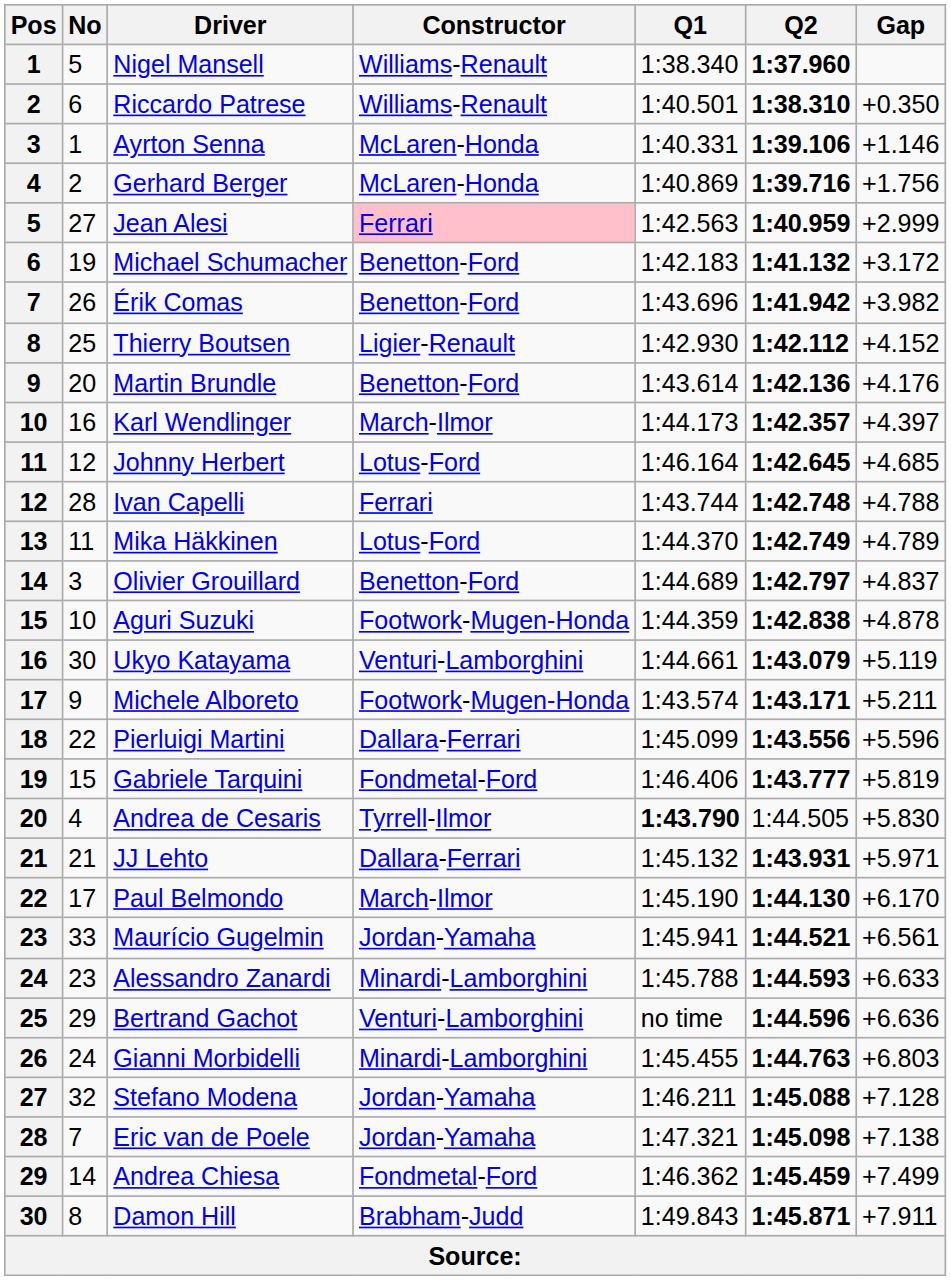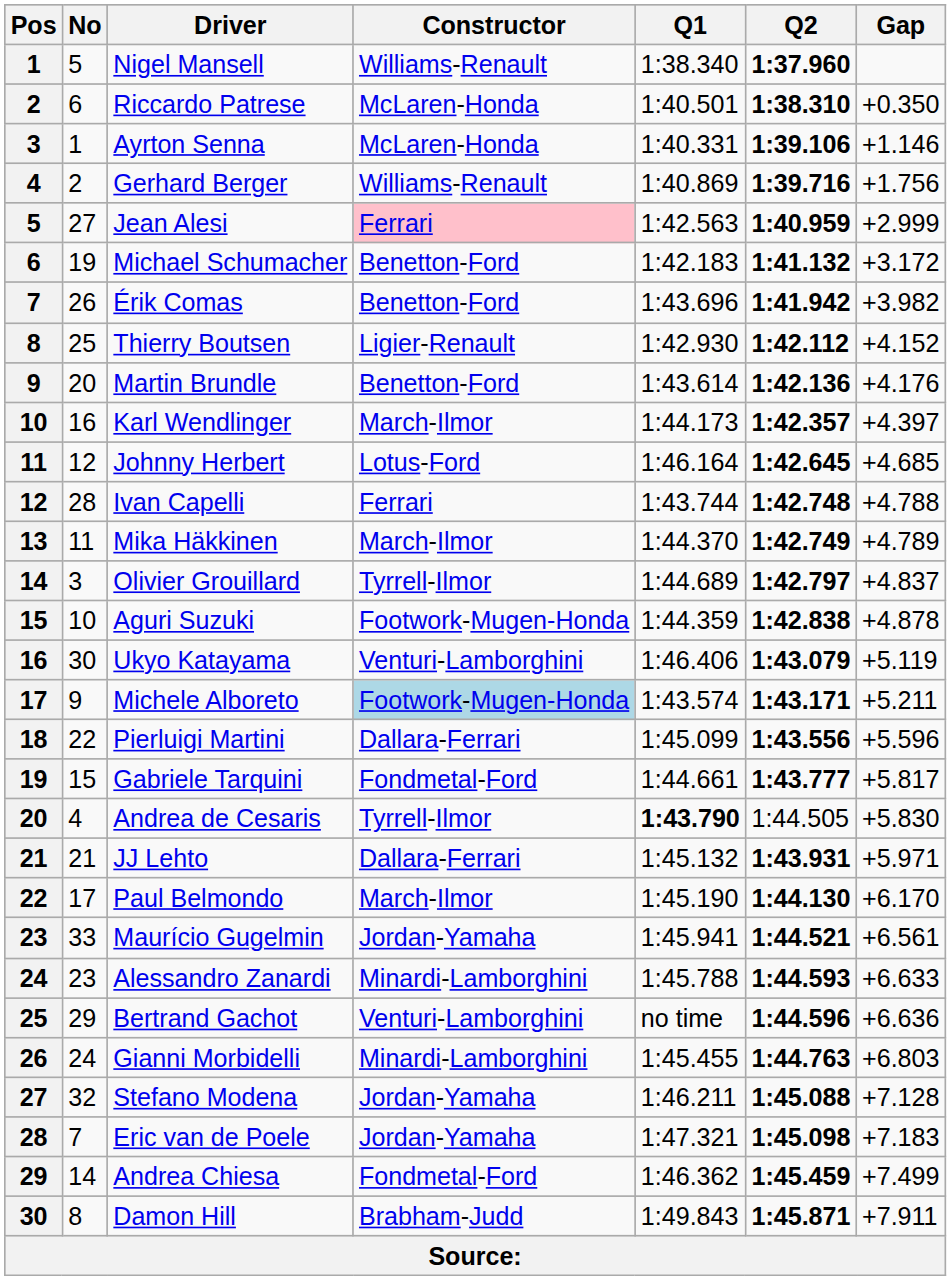(453, 104) Williams-Renault -> (449, 104) McLaren-Honda
(449, 184) McLaren-Honda -> (453, 184) Williams-Renault
(420, 541) Lotus-Ford -> (426, 541) March-Ilmor
(439, 581) Benetton-Ford -> (425, 581) Tyrrell-Ilmor
(690, 660) 1:44.661 -> (690, 660) 1:46.406
(494, 700) no background -> (494, 700) lightblue background
(690, 779) 1:46.406 -> (690, 779) 1:44.661
(901, 779) +5.819 -> (901, 779) +5.817
(901, 1137) +7.138 -> (901, 1137) +7.183
